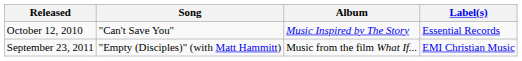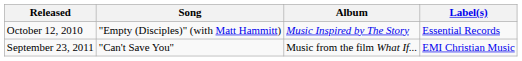(136, 30) "Can't Save You" -> (190, 30) "Empty (Disciples)" (with Matt Hammitt)
(190, 47) "Empty (Disciples)" (with Matt Hammitt) -> (136, 47) "Can't Save You"
